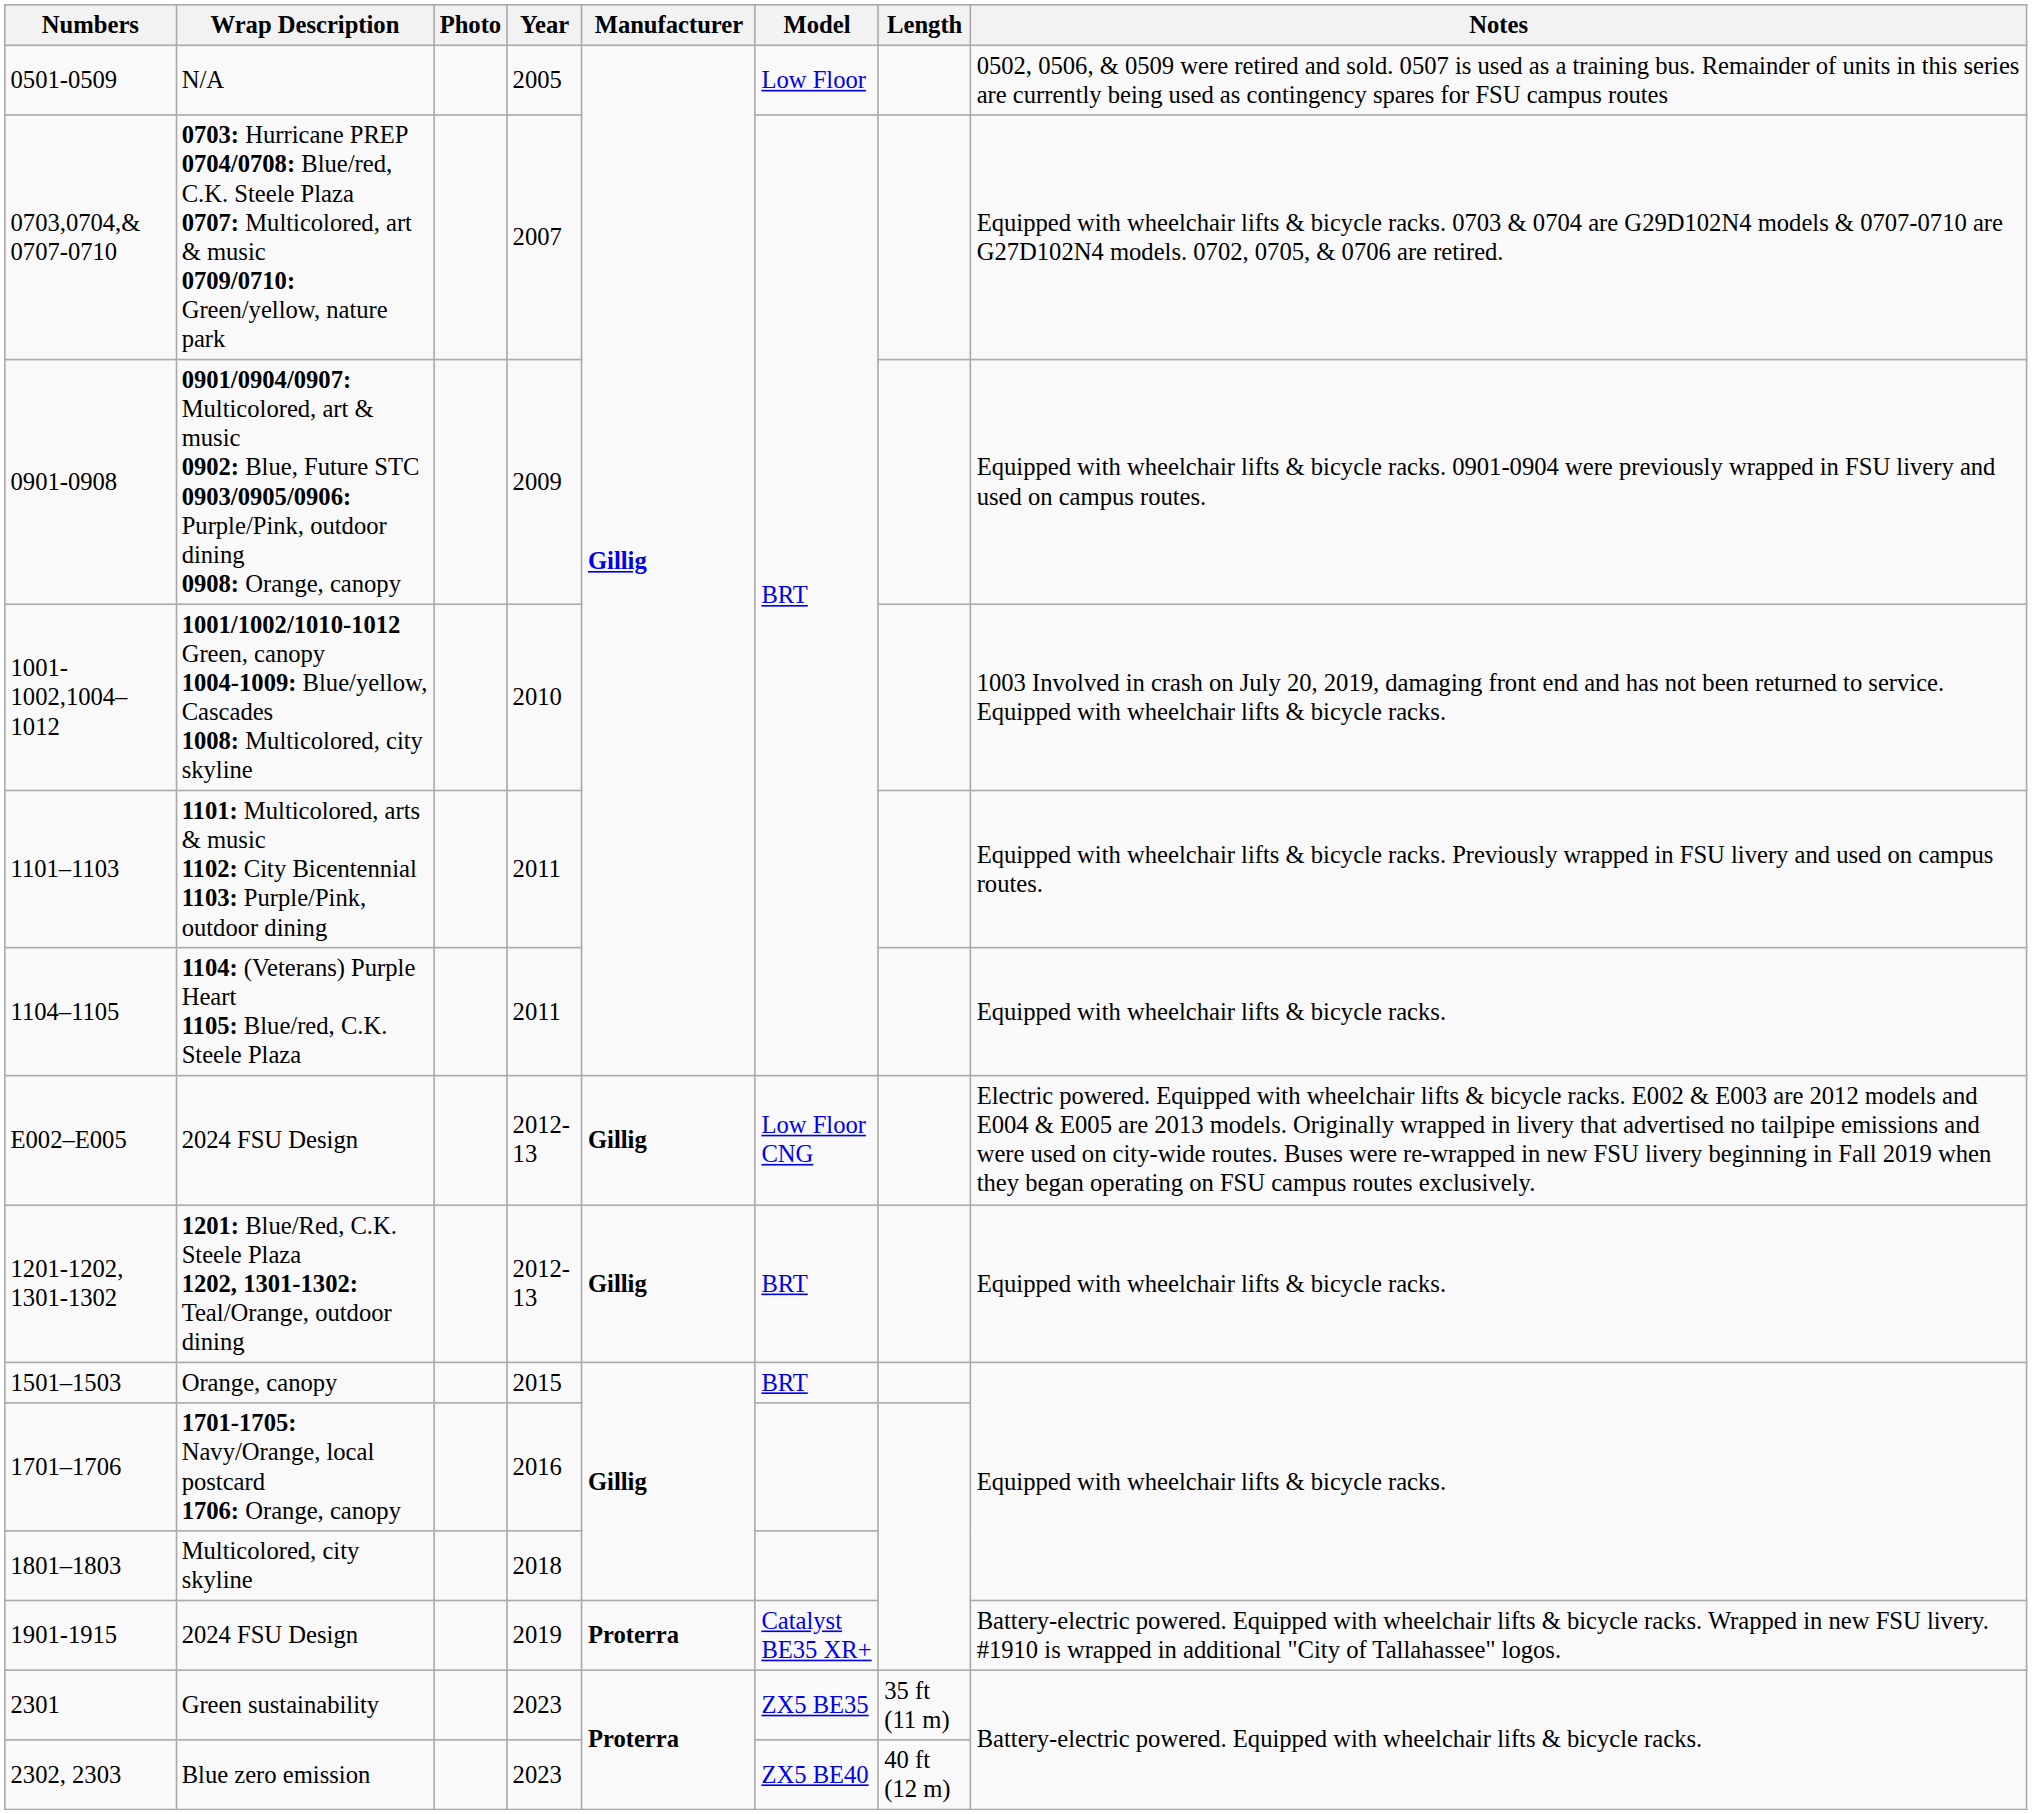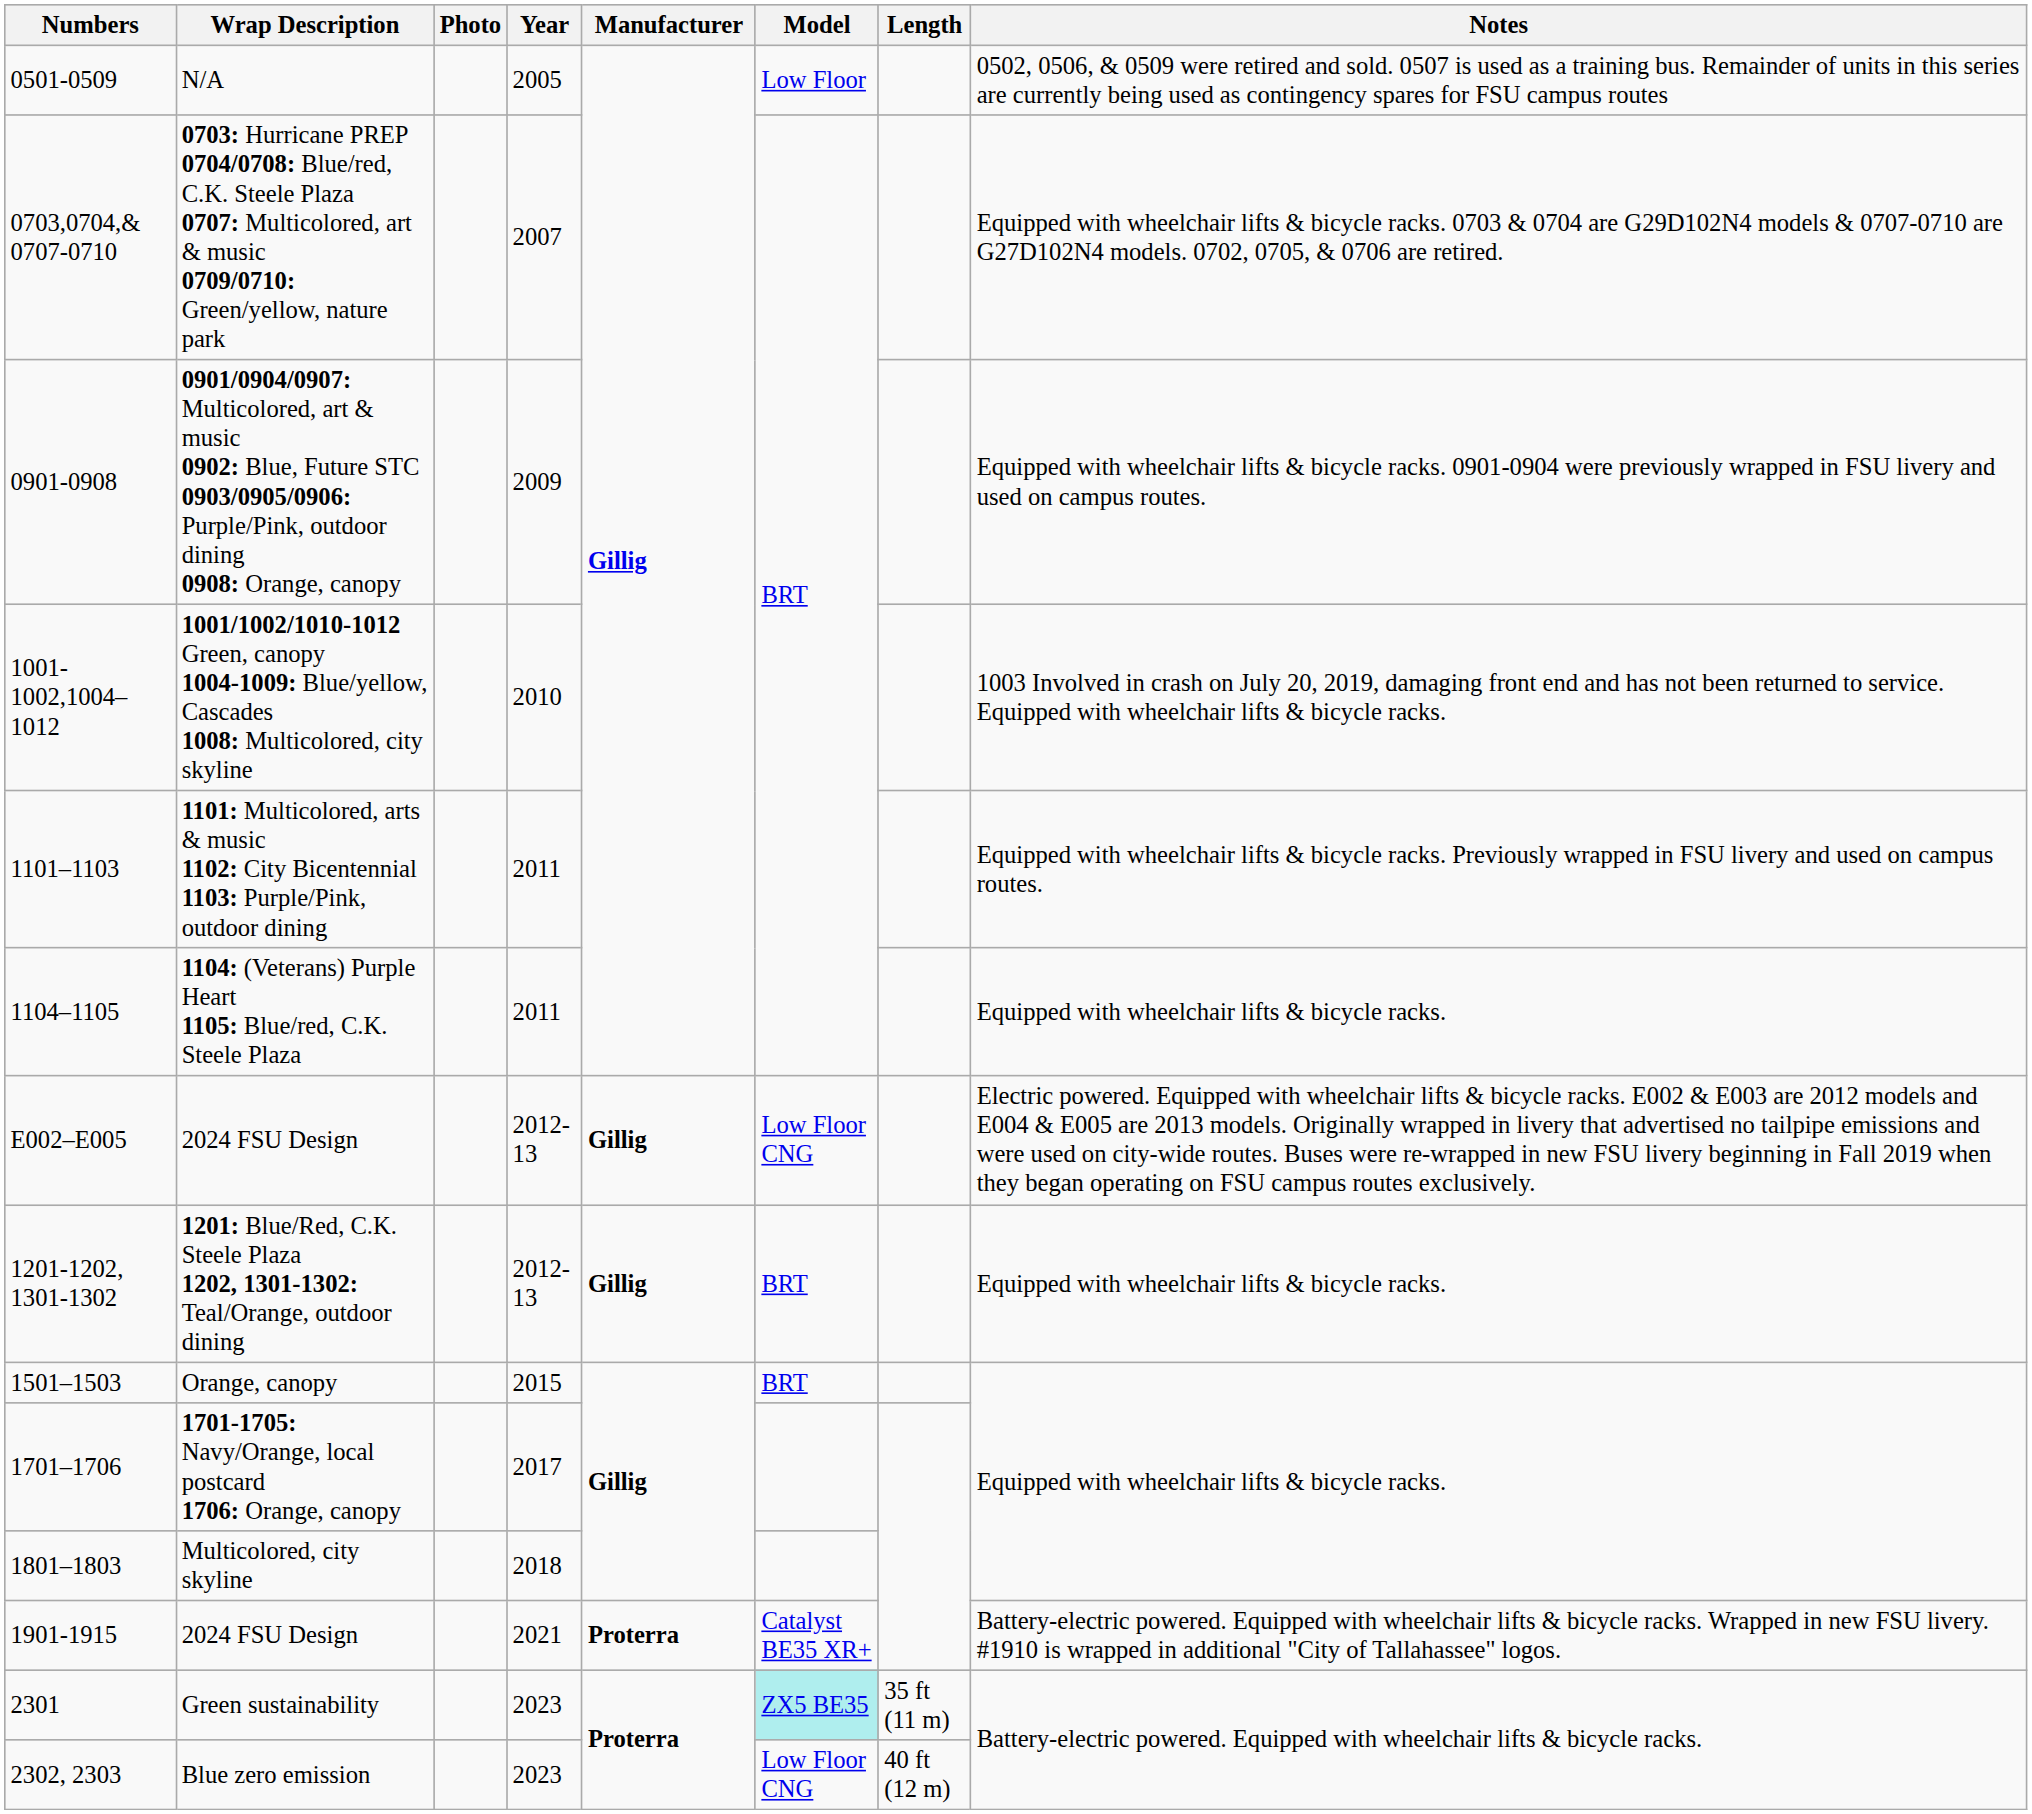(537, 1466) 2016 -> (537, 1466) 2017
(537, 1634) 2019 -> (537, 1634) 2021
(815, 1704) no background -> (815, 1704) paleturquoise background
(815, 1774) ZX5 BE40 -> (814, 1774) Low Floor CNG
